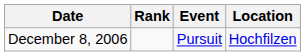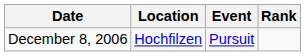columns swapped: (263, 16) <-> (152, 16)
